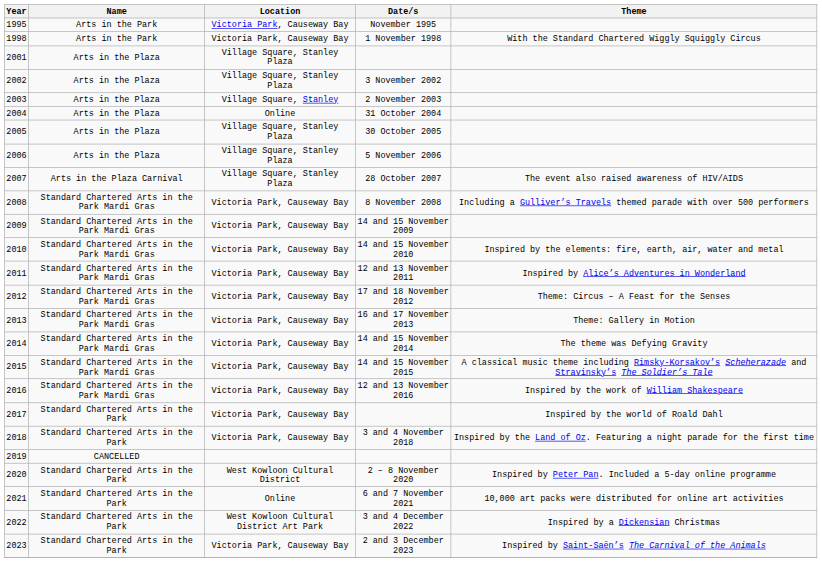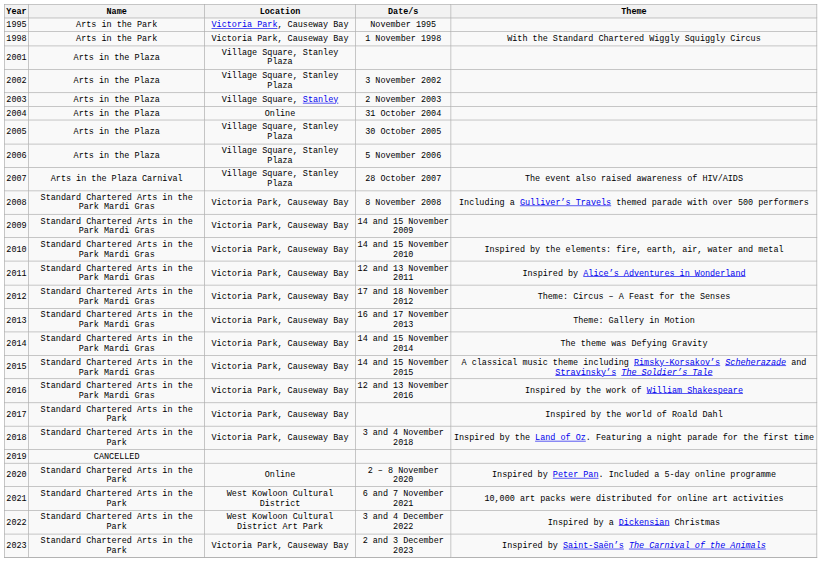(280, 475) West Kowloon Cultural District -> (280, 475) Online
(280, 499) Online -> (280, 499) West Kowloon Cultural District
